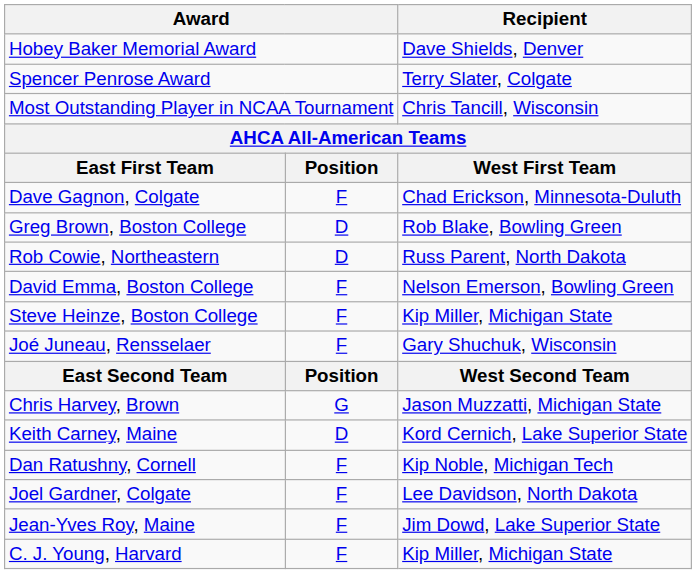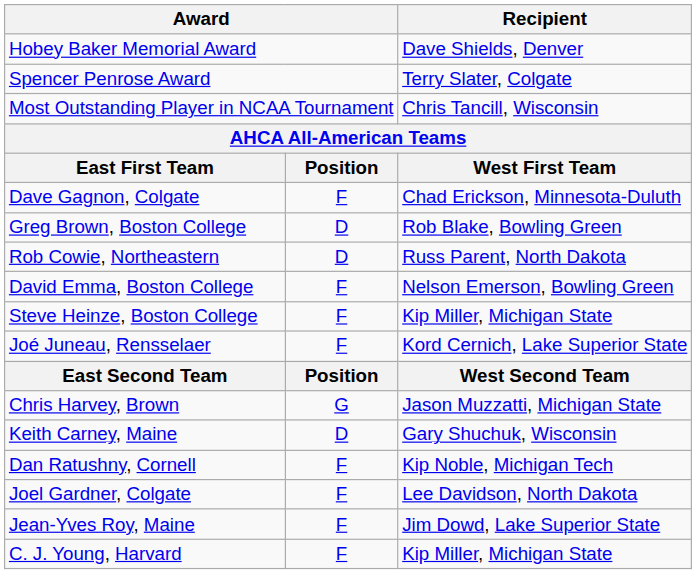(509, 345) Gary Shuchuk, Wisconsin -> (545, 345) Kord Cernich, Lake Superior State
(545, 434) Kord Cernich, Lake Superior State -> (509, 434) Gary Shuchuk, Wisconsin
